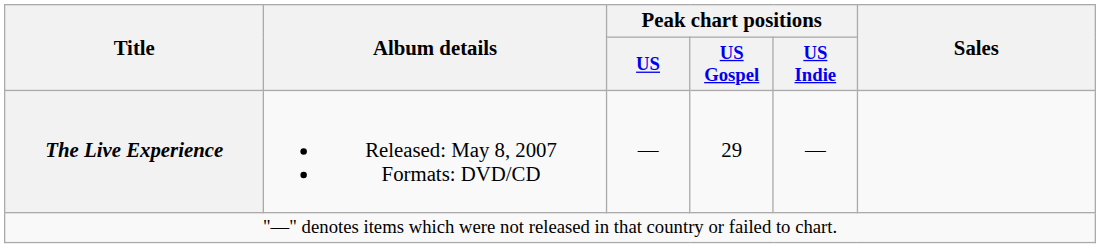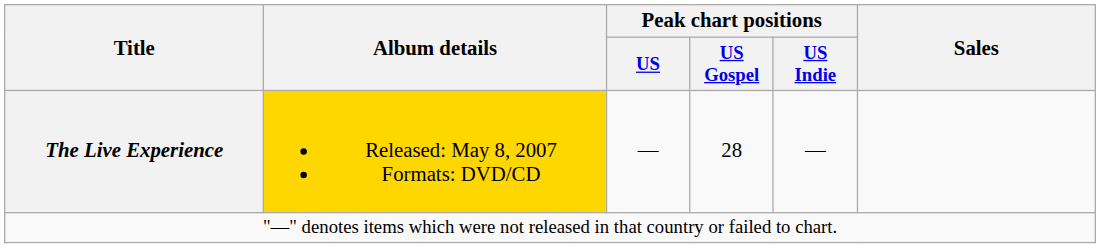(435, 163) no background -> (435, 163) gold background
(732, 151) 29 -> (732, 151) 28
